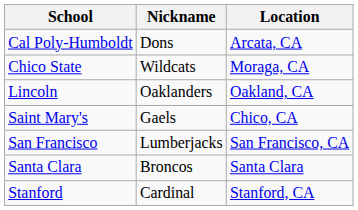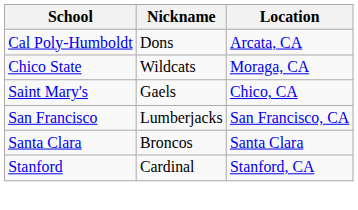- row: (33, 92)
